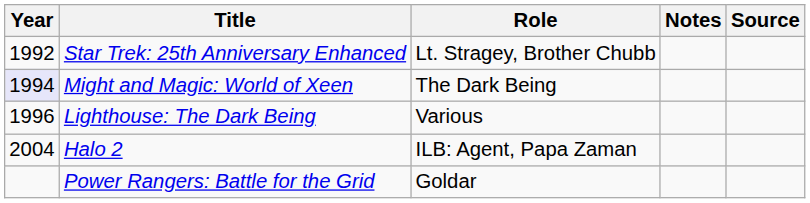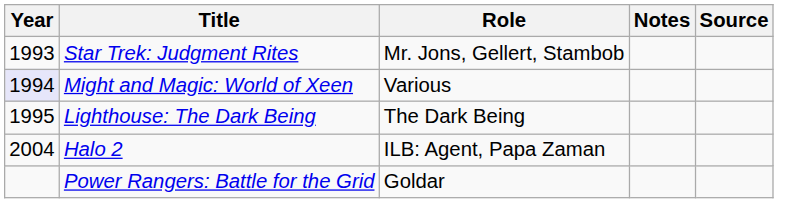- row: (235, 52)
+ row: (181, 52)
(486, 85) The Dark Being -> (418, 85) Various
(32, 117) 1996 -> (32, 117) 1995
(449, 117) Various -> (454, 117) The Dark Being
